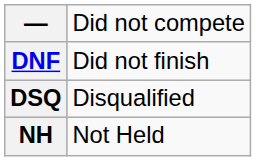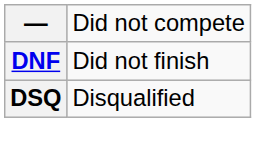- row: (36, 135)
